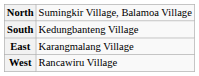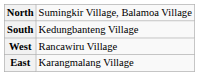rows swapped: (20, 63) <-> (20, 46)
